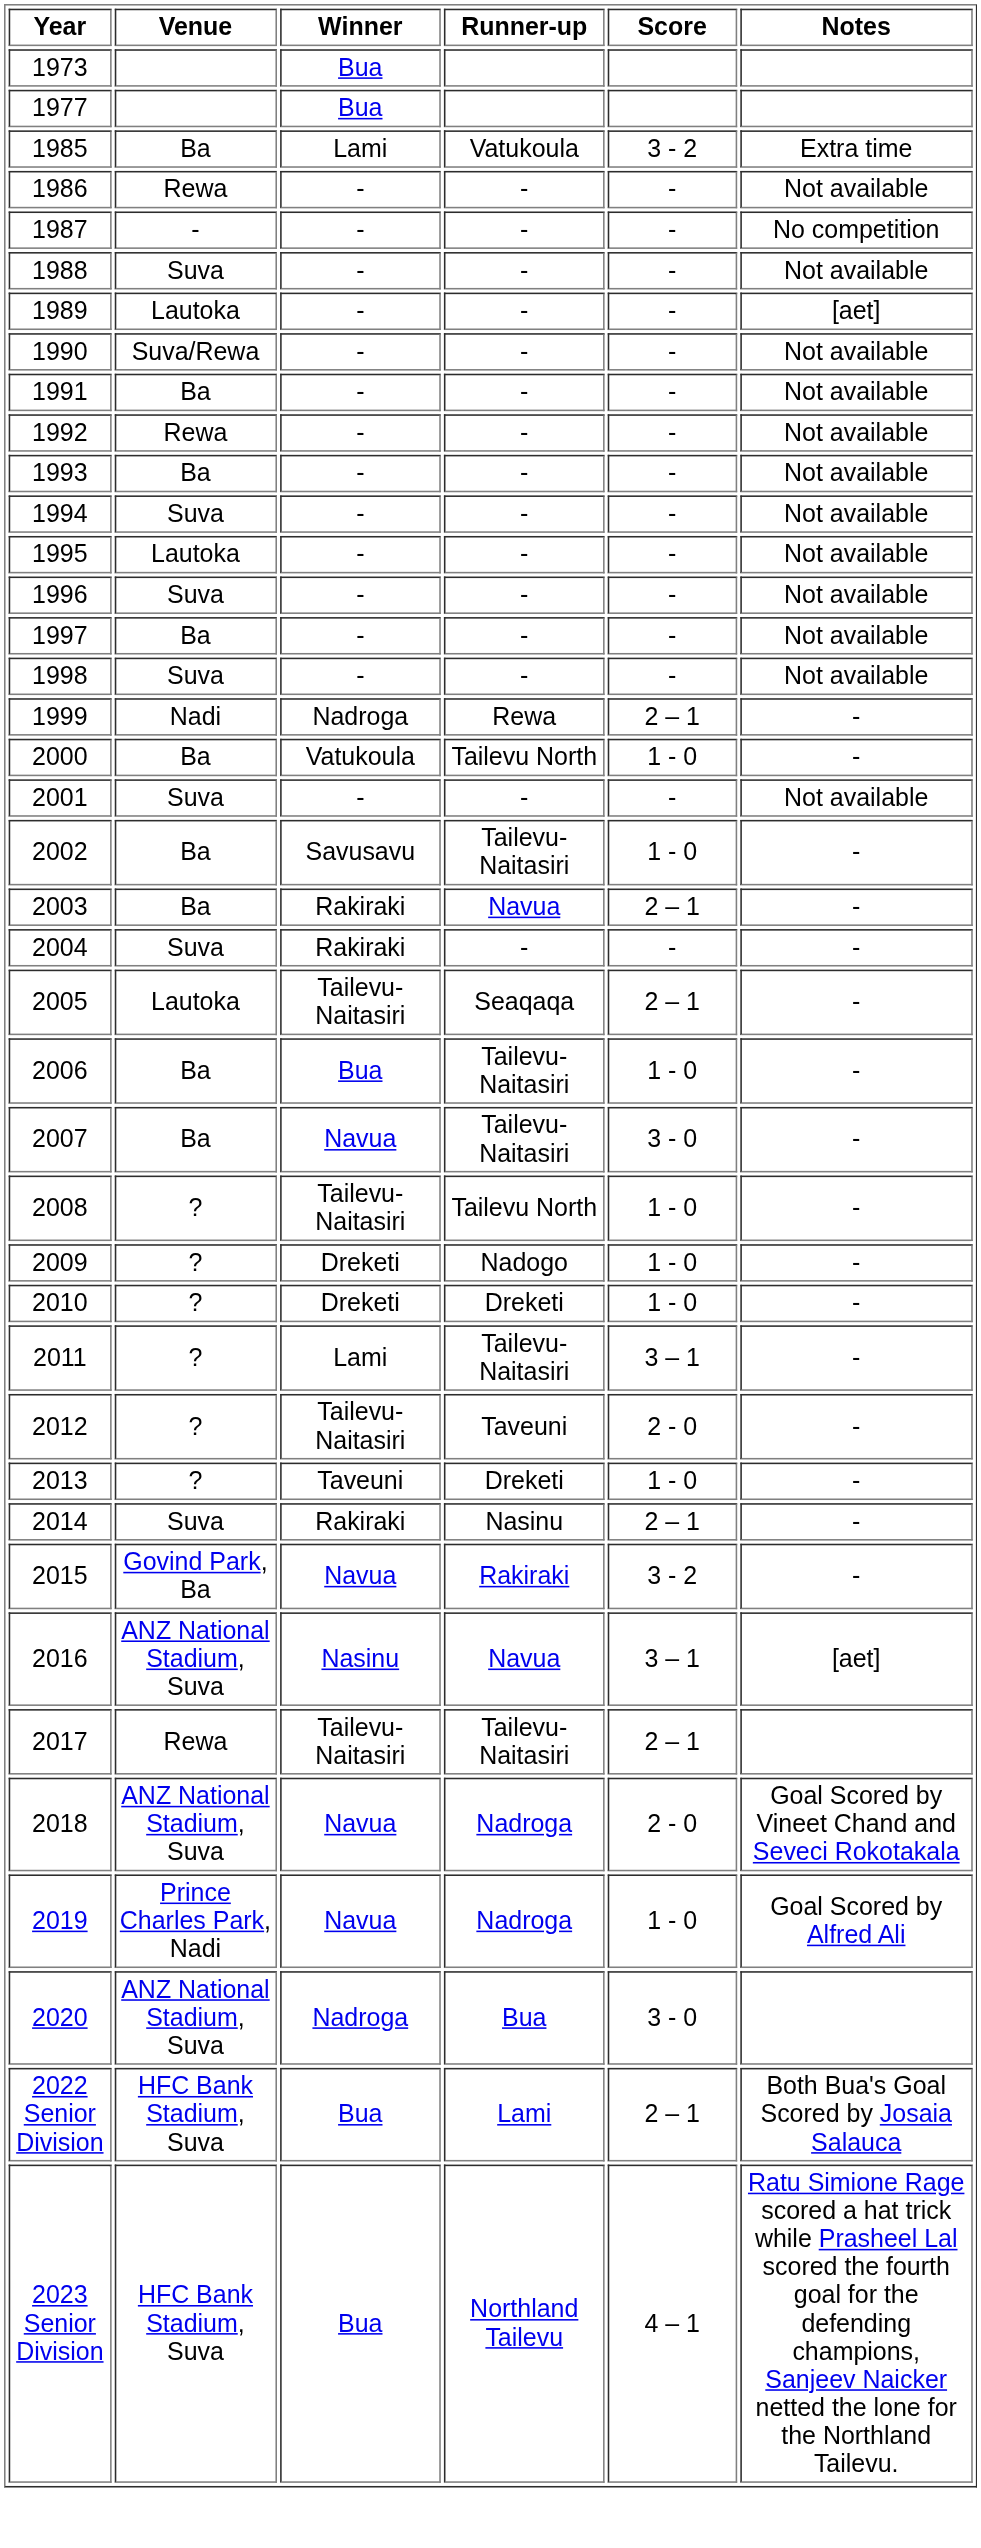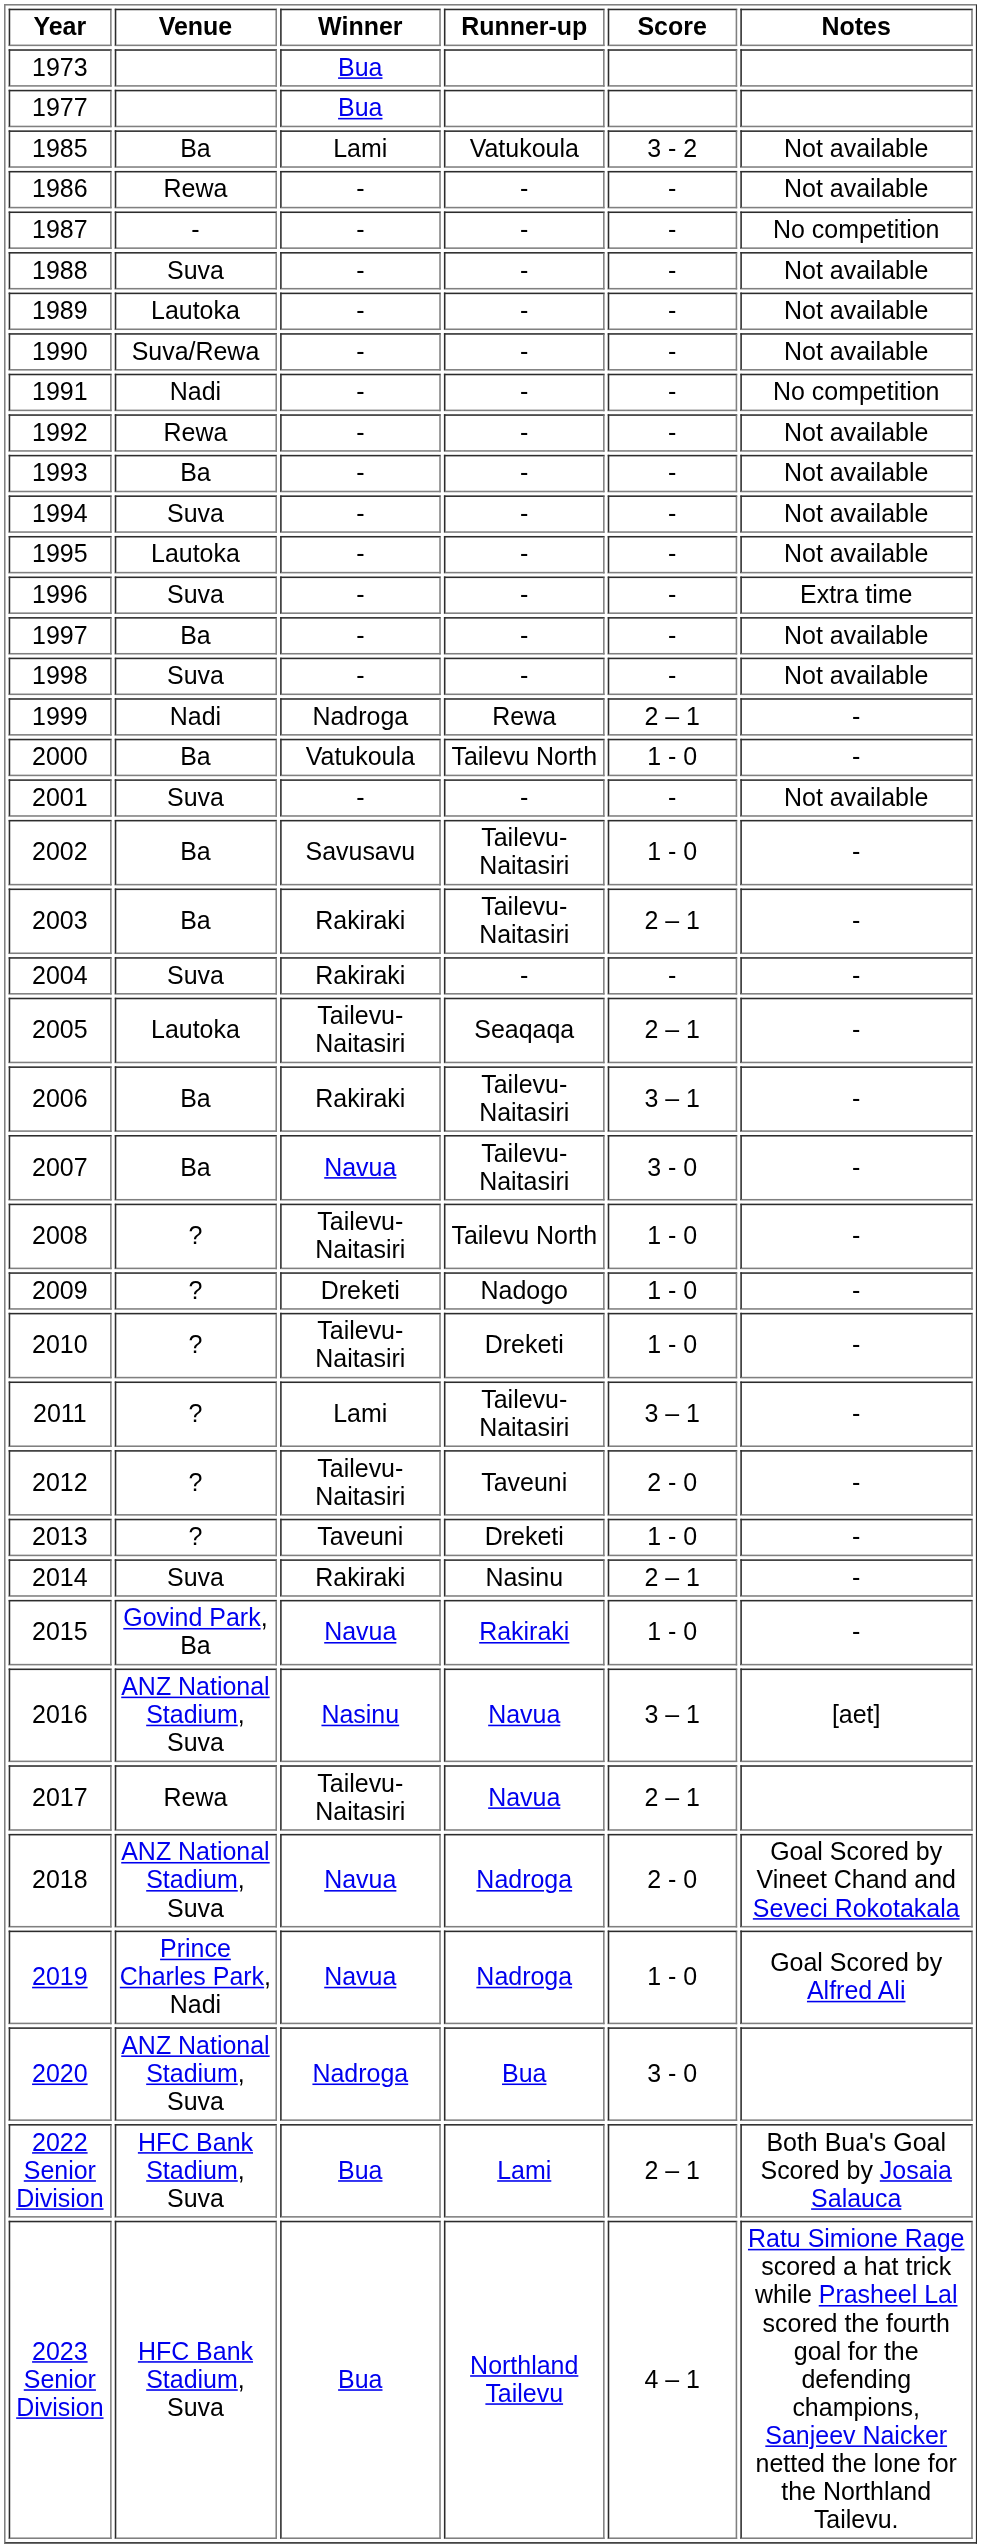(856, 148) Extra time -> (856, 148) Not available
(856, 311) [aet] -> (856, 311) Not available
(195, 392) Ba -> (195, 392) Nadi
(856, 392) Not available -> (856, 392) No competition
(856, 594) Not available -> (856, 594) Extra time
(524, 906) Navua -> (524, 920) Tailevu-Naitasiri
(360, 1070) Bua -> (360, 1098) Rakiraki
(672, 1070) 1 - 0 -> (672, 1098) 3 – 1
(360, 1303) Dreketi -> (360, 1345) Tailevu-Naitasiri
(672, 1576) 3 - 2 -> (672, 1632) 1 - 0
(524, 1741) Tailevu-Naitasiri -> (524, 1797) Navua
